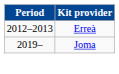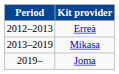+ row: (85, 45)
